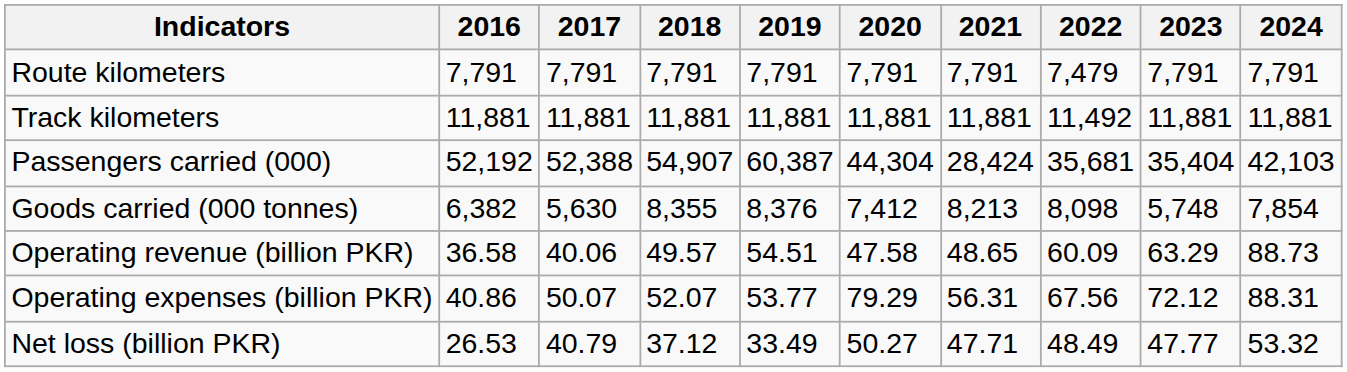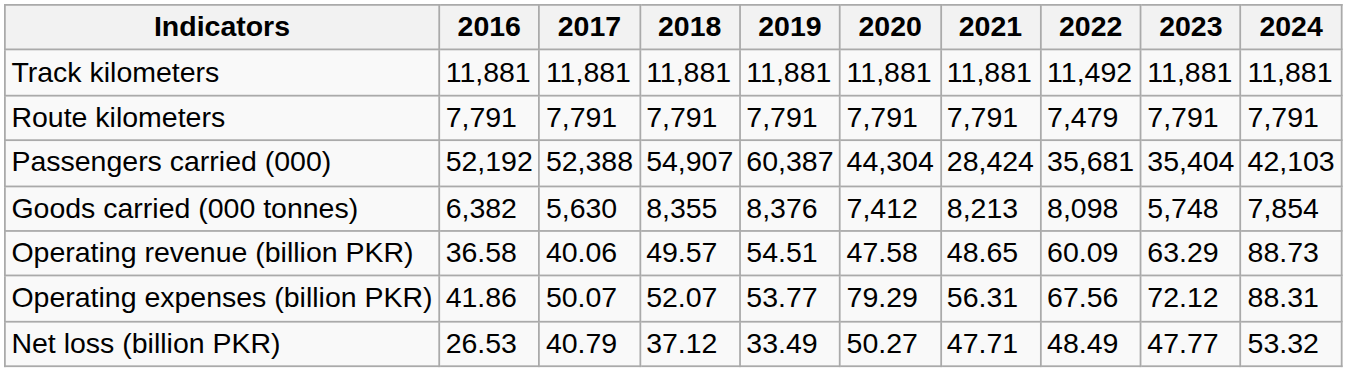rows swapped: (118, 72) <-> (115, 117)
(481, 298) 40.86 -> (481, 298) 41.86
